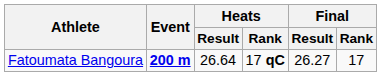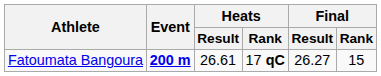(218, 60) 26.64 -> (218, 60) 26.61
(356, 60) 17 -> (356, 60) 15
